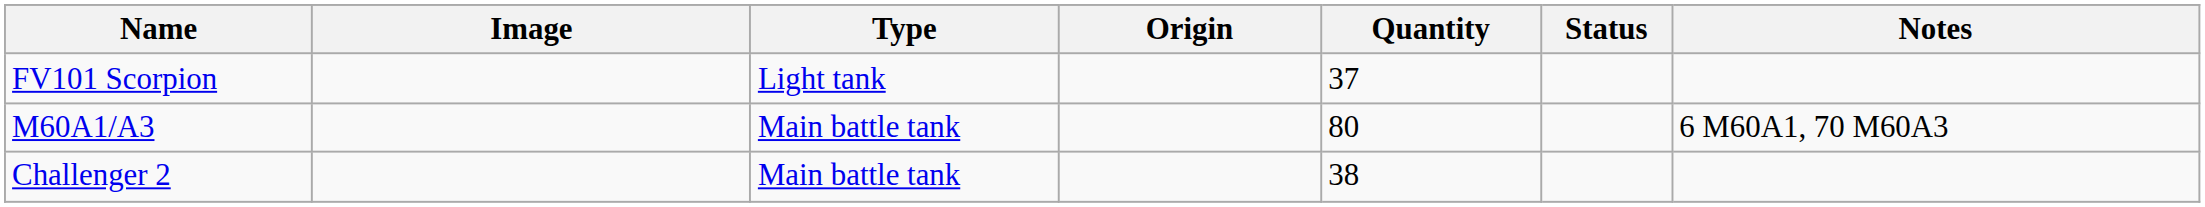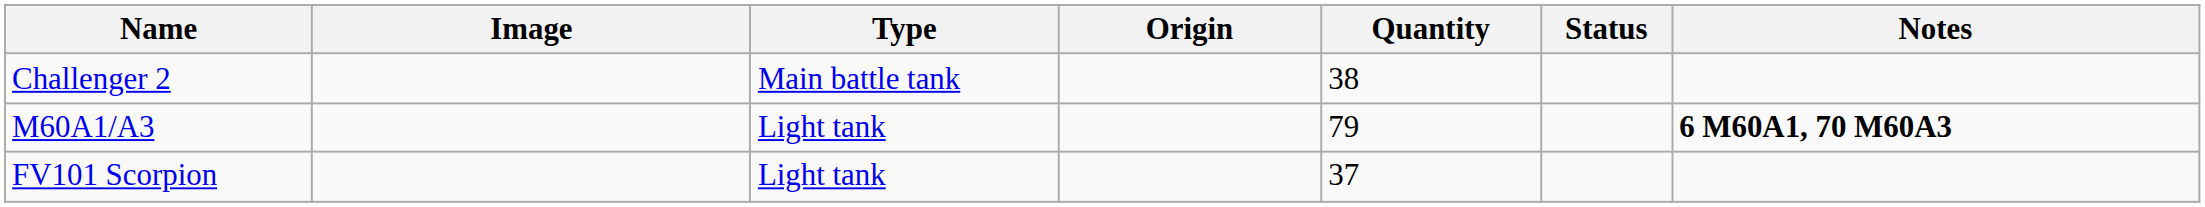rows swapped: (91, 175) <-> (115, 77)
(859, 126) Main battle tank -> (822, 126) Light tank
(1344, 126) 80 -> (1344, 126) 79
(1814, 126) normal -> (1816, 126) bold
